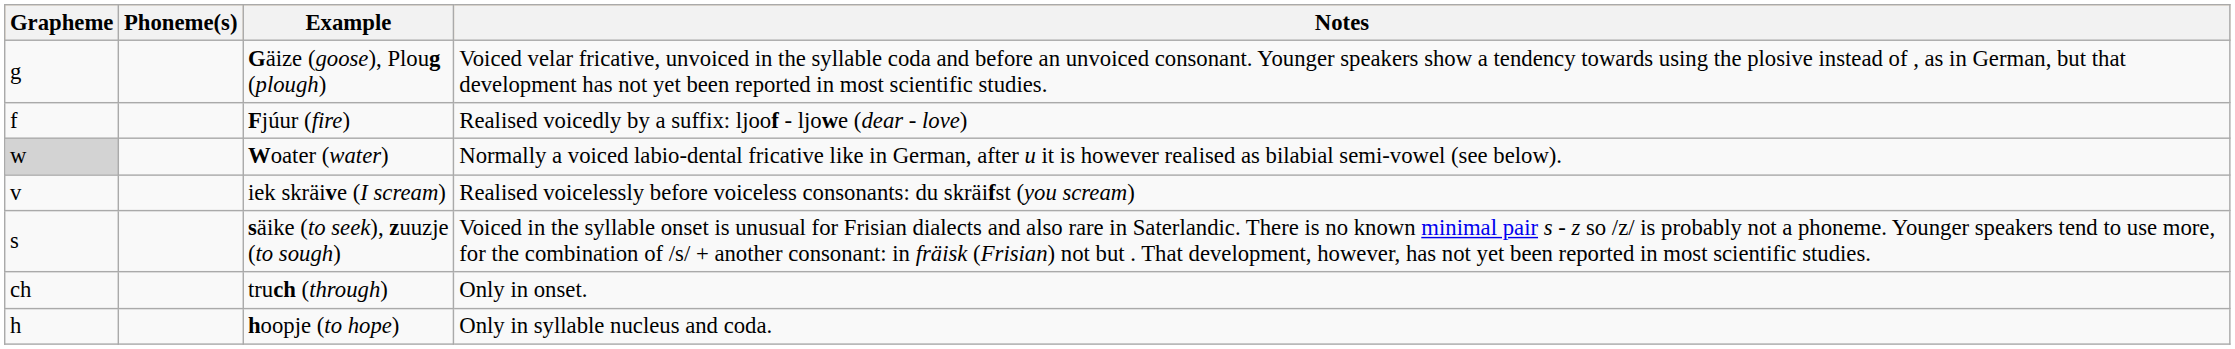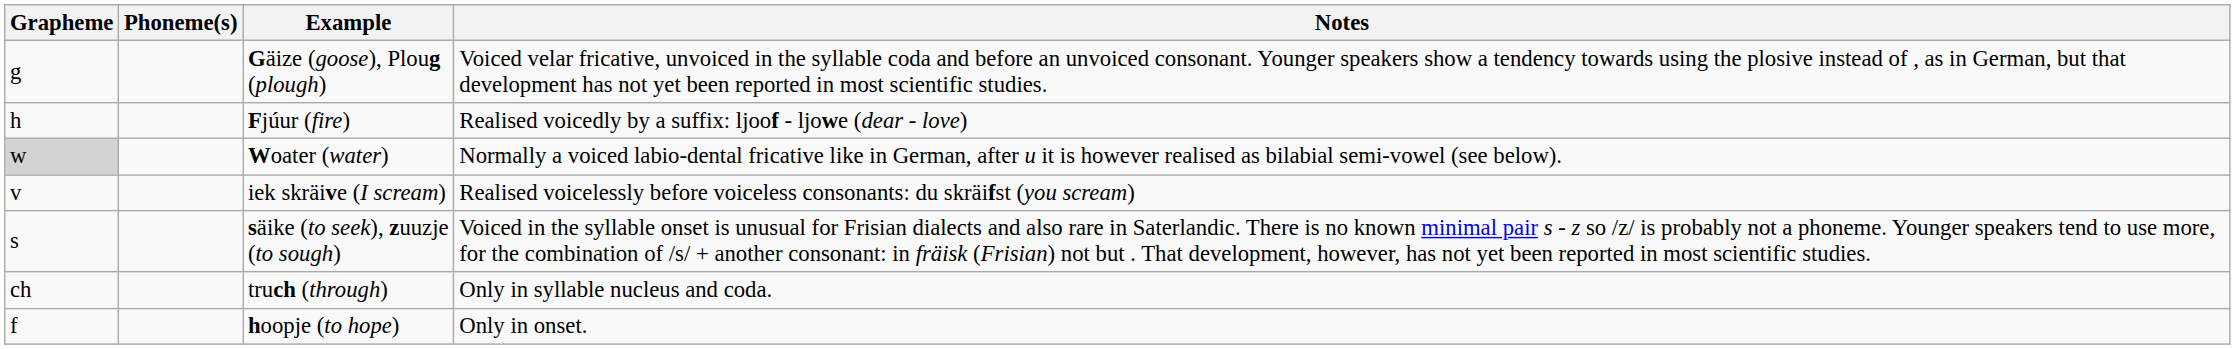(14, 120) f -> (16, 120) h
(523, 289) Only in onset. -> (616, 289) Only in syllable nucleus and coda.
(16, 325) h -> (14, 325) f
(616, 325) Only in syllable nucleus and coda. -> (523, 325) Only in onset.
